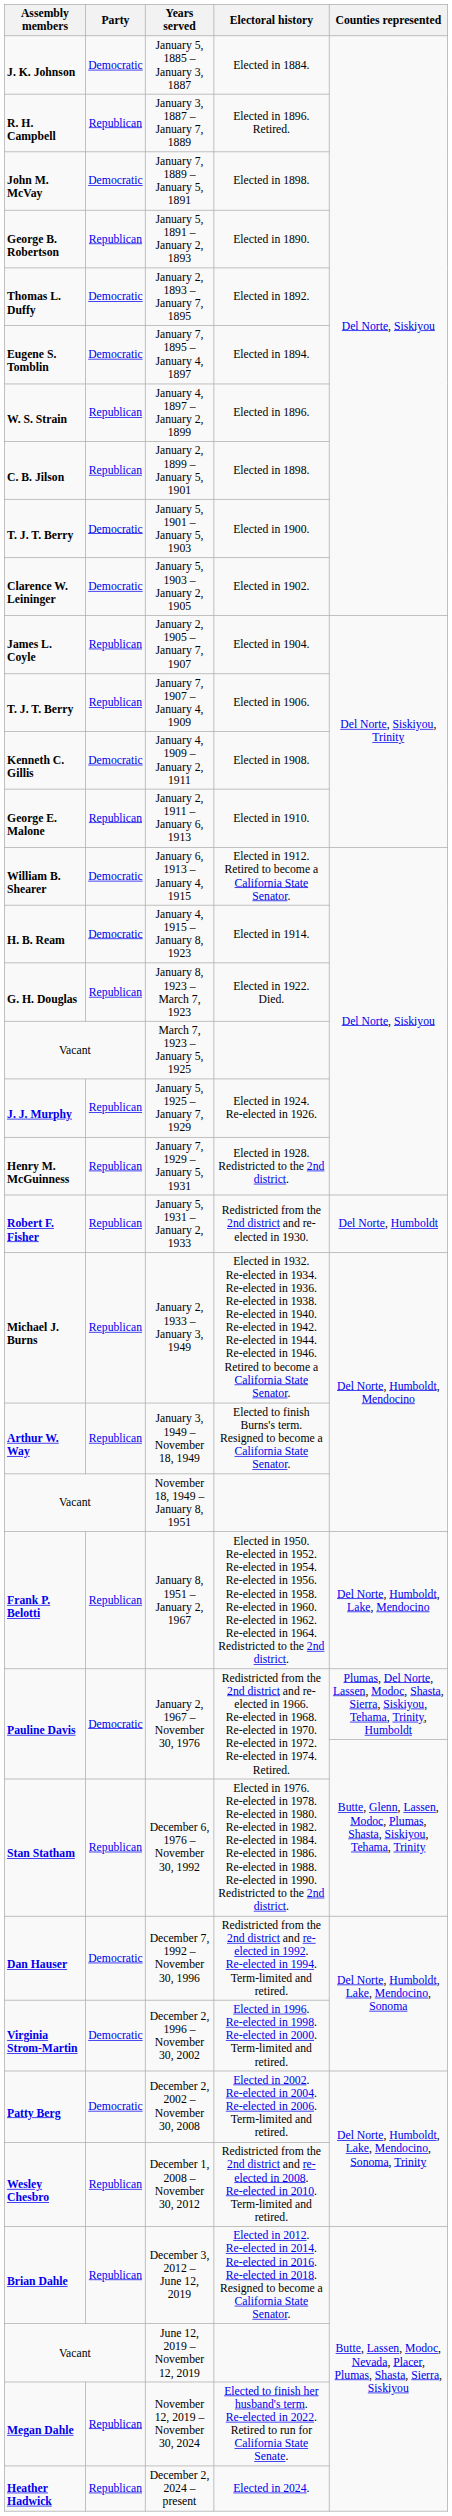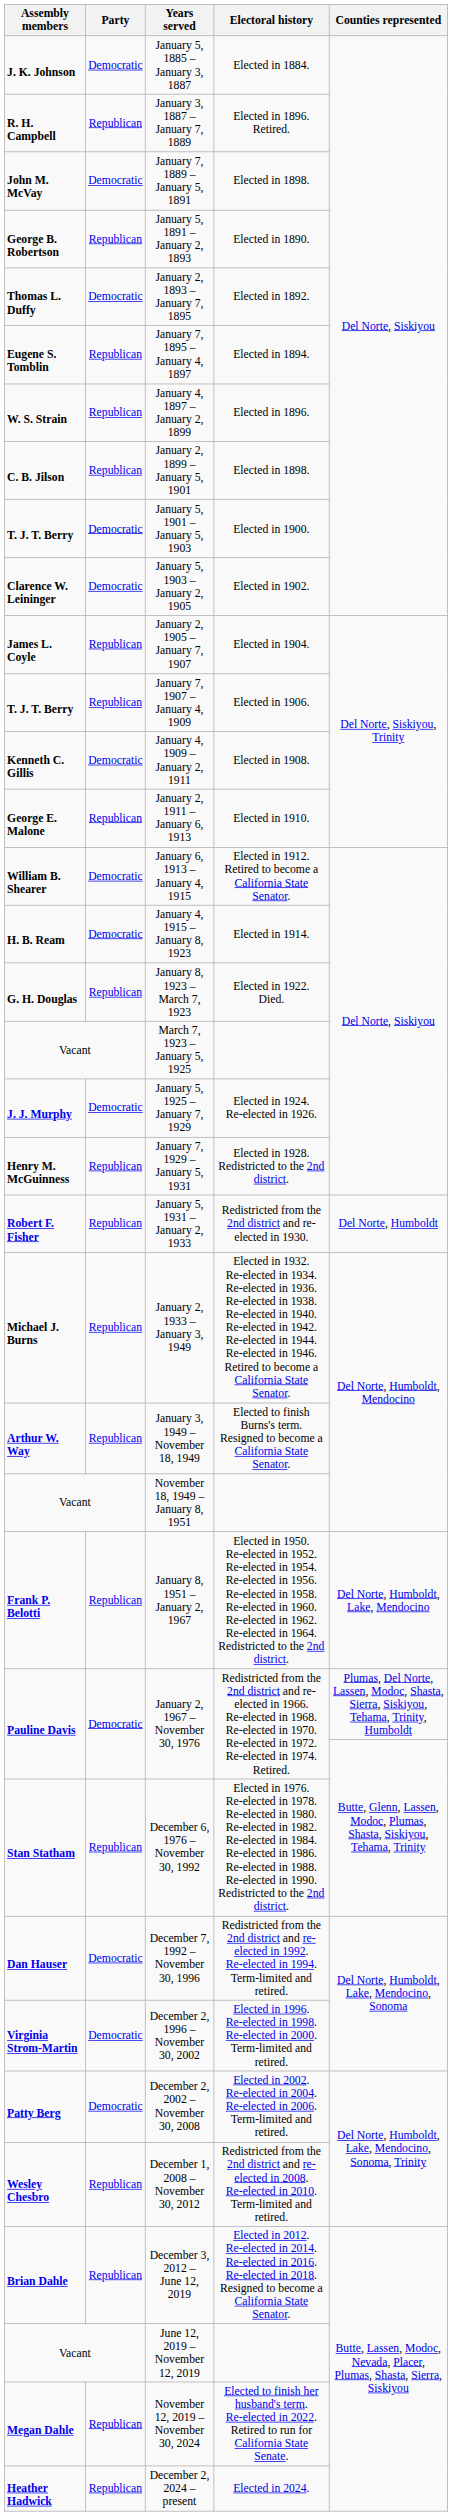(115, 354) Democratic -> (115, 354) Republican
(115, 1108) Republican -> (115, 1108) Democratic
